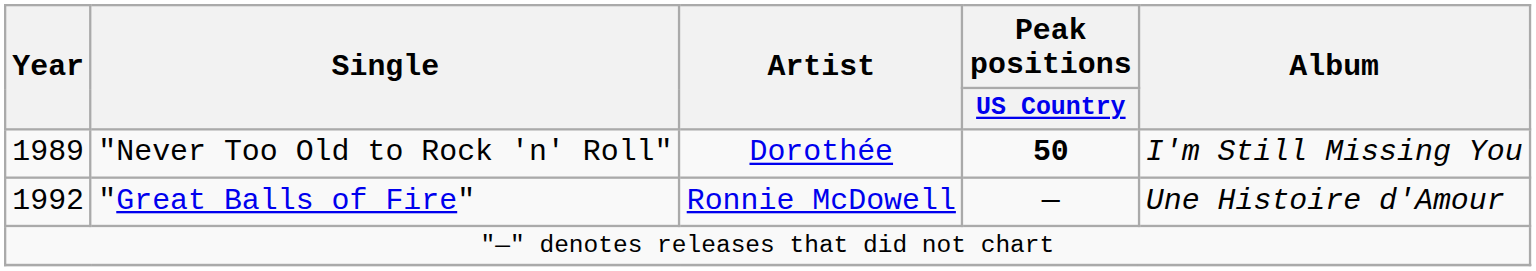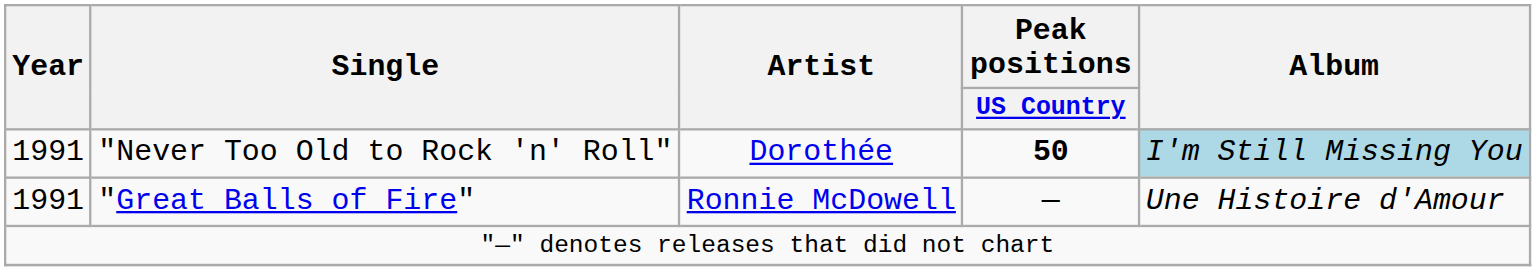(48, 153) 1989 -> (48, 153) 1991
(1334, 153) no background -> (1334, 153) lightblue background
(48, 201) 1992 -> (48, 201) 1991
